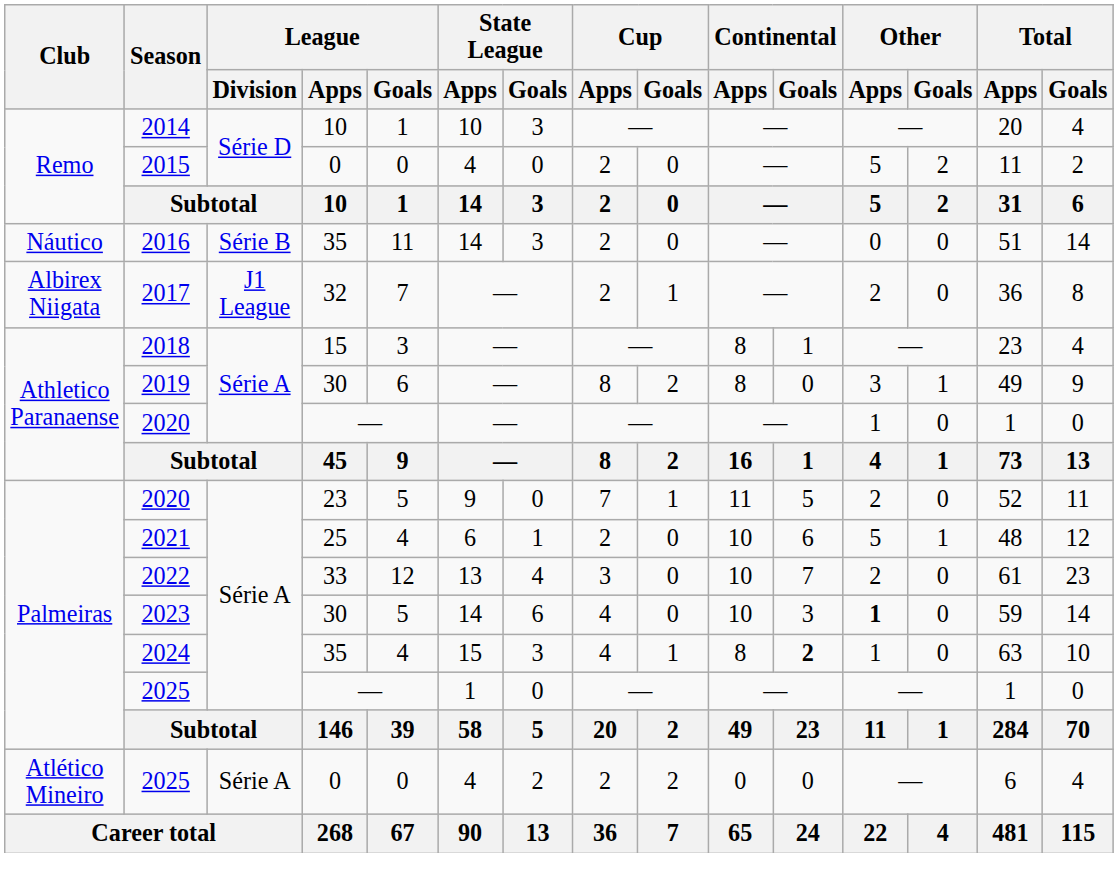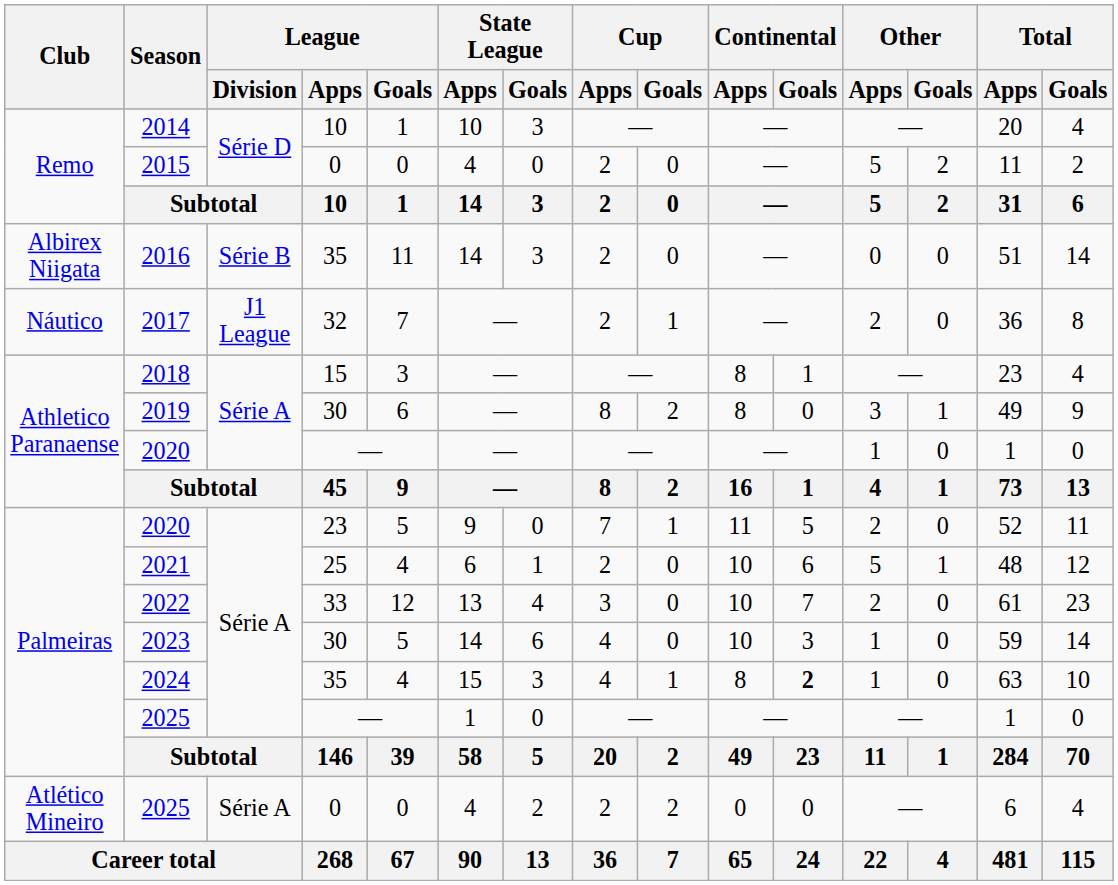(65, 242) Náutico -> (65, 256) Albirex Niigata
(65, 294) Albirex Niigata -> (65, 321) Náutico
(875, 614) bold -> (875, 641) normal
